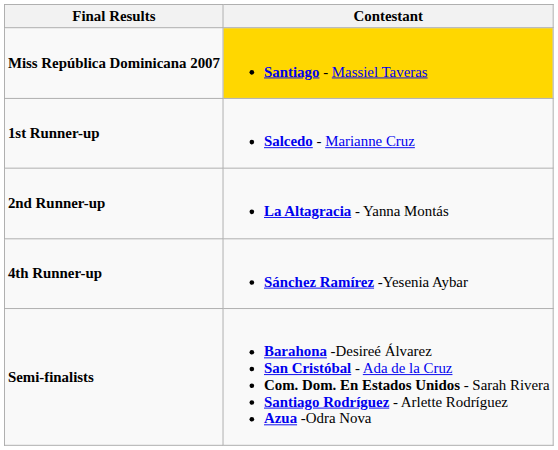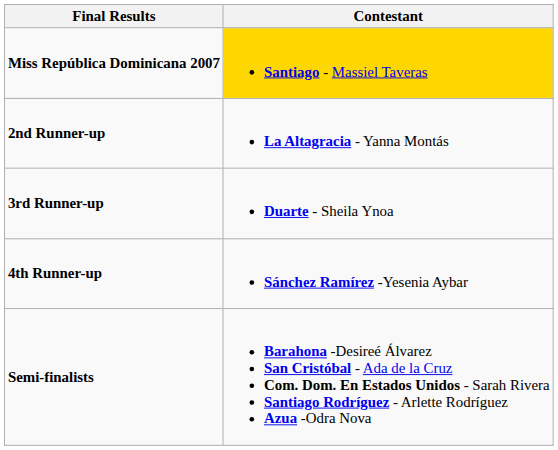- row: (54, 133)
+ row: (56, 203)
